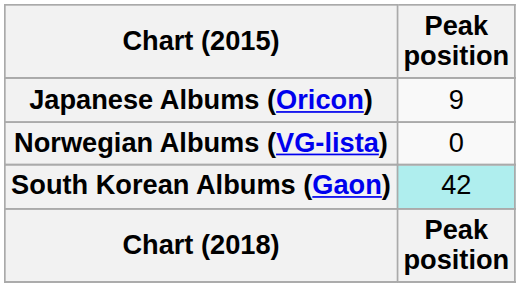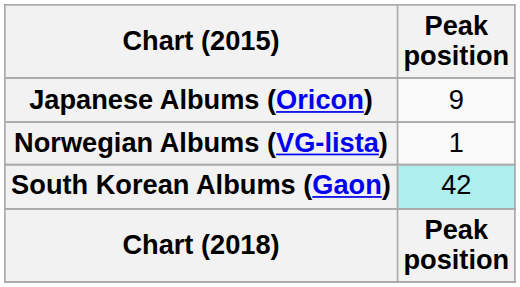(456, 142) 0 -> (456, 142) 1
